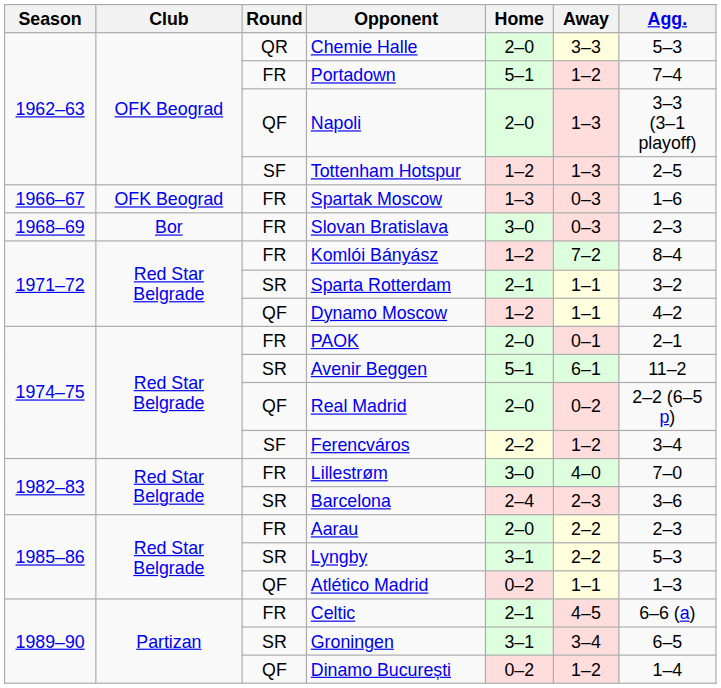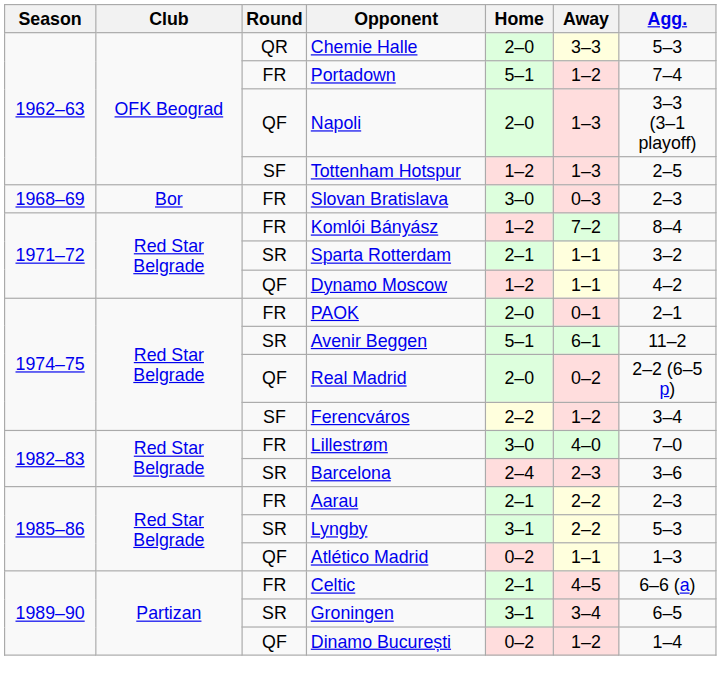- row: (376, 199)
(519, 529) 2–0 -> (519, 501) 2–1
